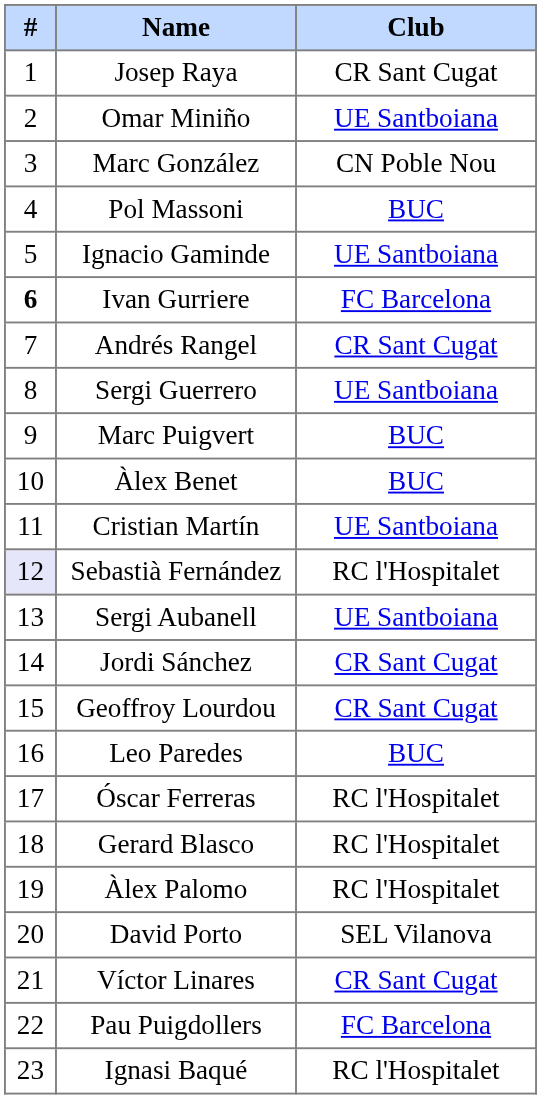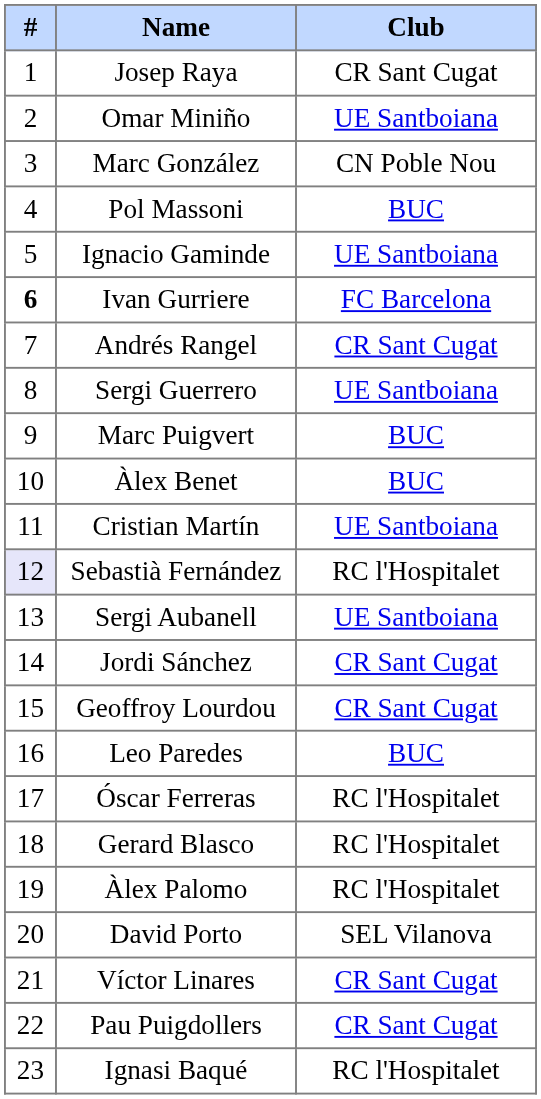(416, 1025) FC Barcelona -> (416, 1025) CR Sant Cugat
